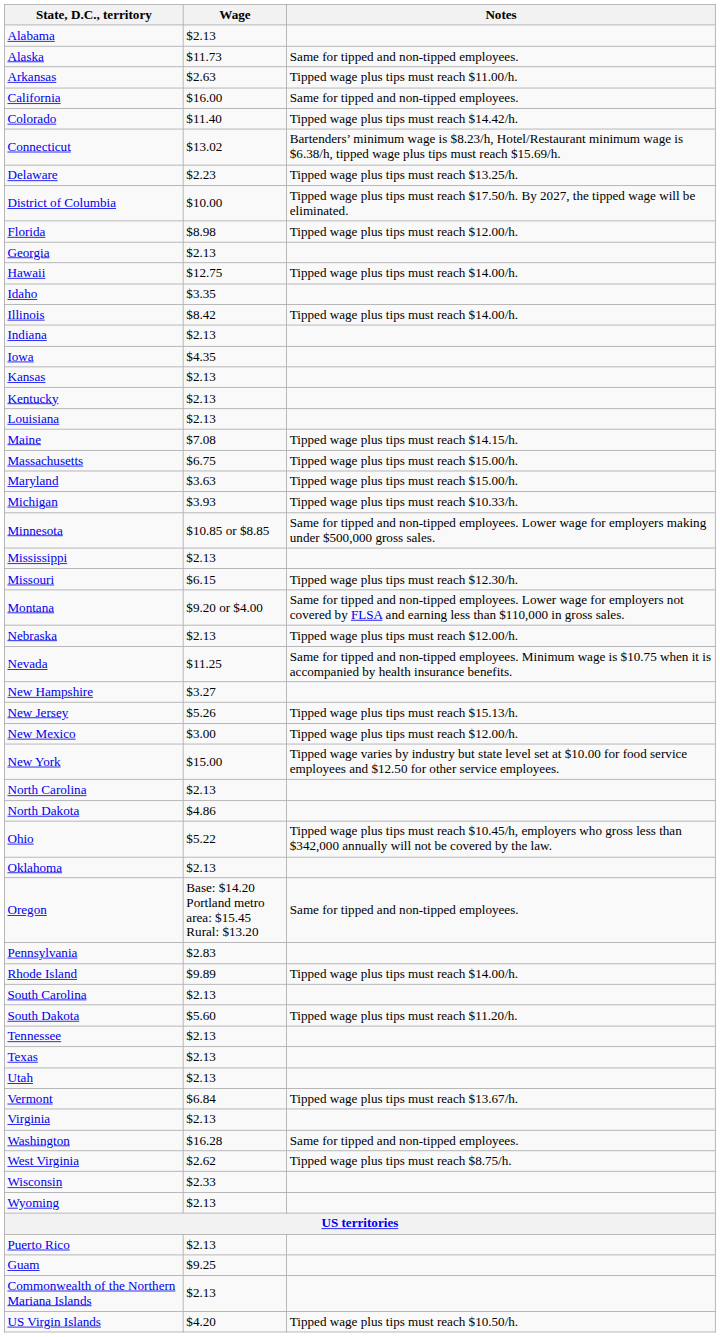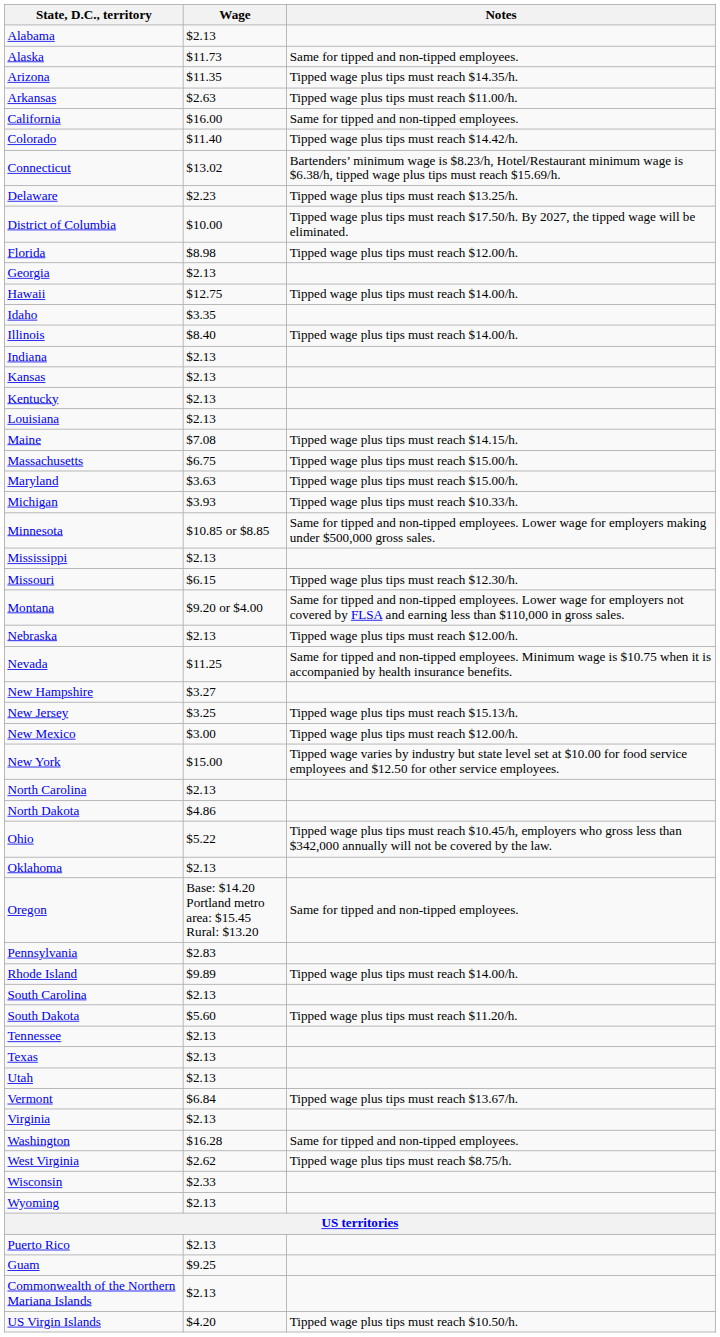+ row: (29, 77)
(201, 314) $8.42 -> (201, 335) $8.40
- row: (21, 356)
(201, 712) $5.26 -> (201, 712) $3.25
